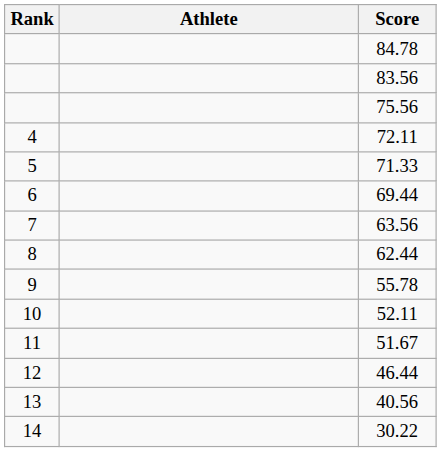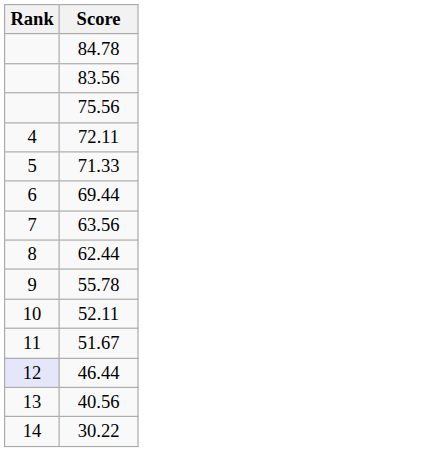- column: (209, 19)
(32, 372) no background -> (32, 372) lavender background
